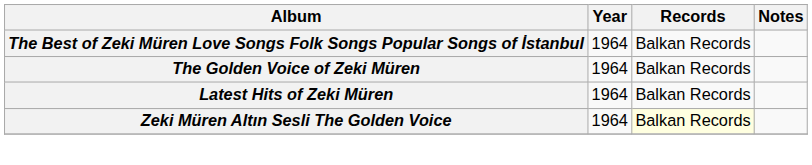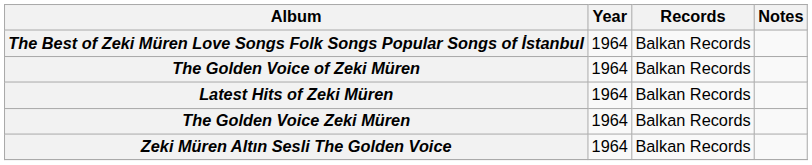+ row: (296, 120)
(693, 120) lightyellow background -> (693, 146) no background
